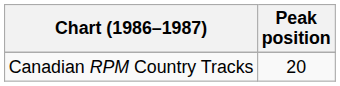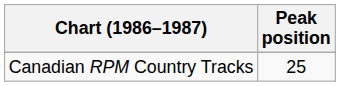(296, 66) 20 -> (296, 66) 25
